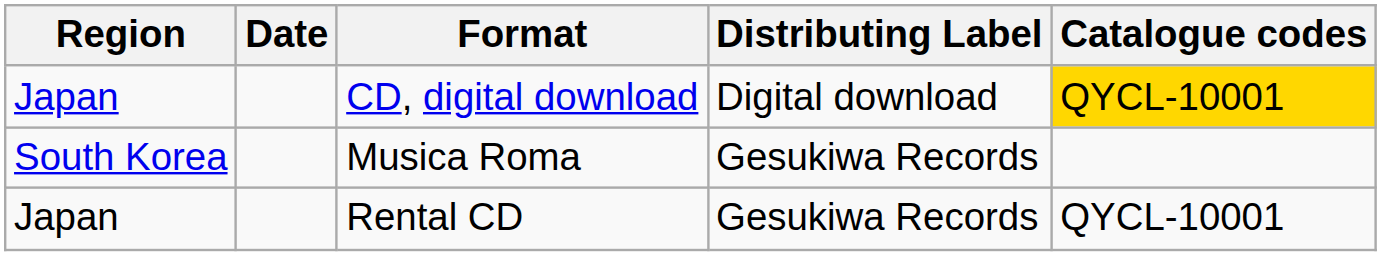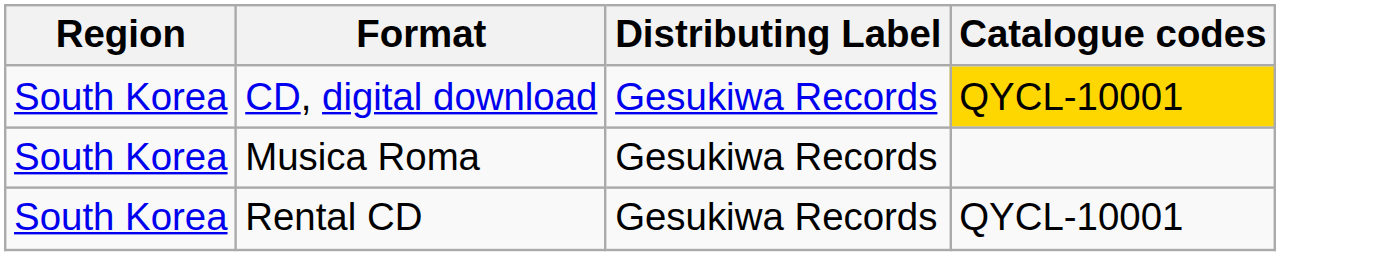- column: (287, 34)
(66, 95) Japan -> (121, 95) South Korea
(857, 95) Digital download -> (776, 95) Gesukiwa Records
(66, 217) Japan -> (121, 217) South Korea
